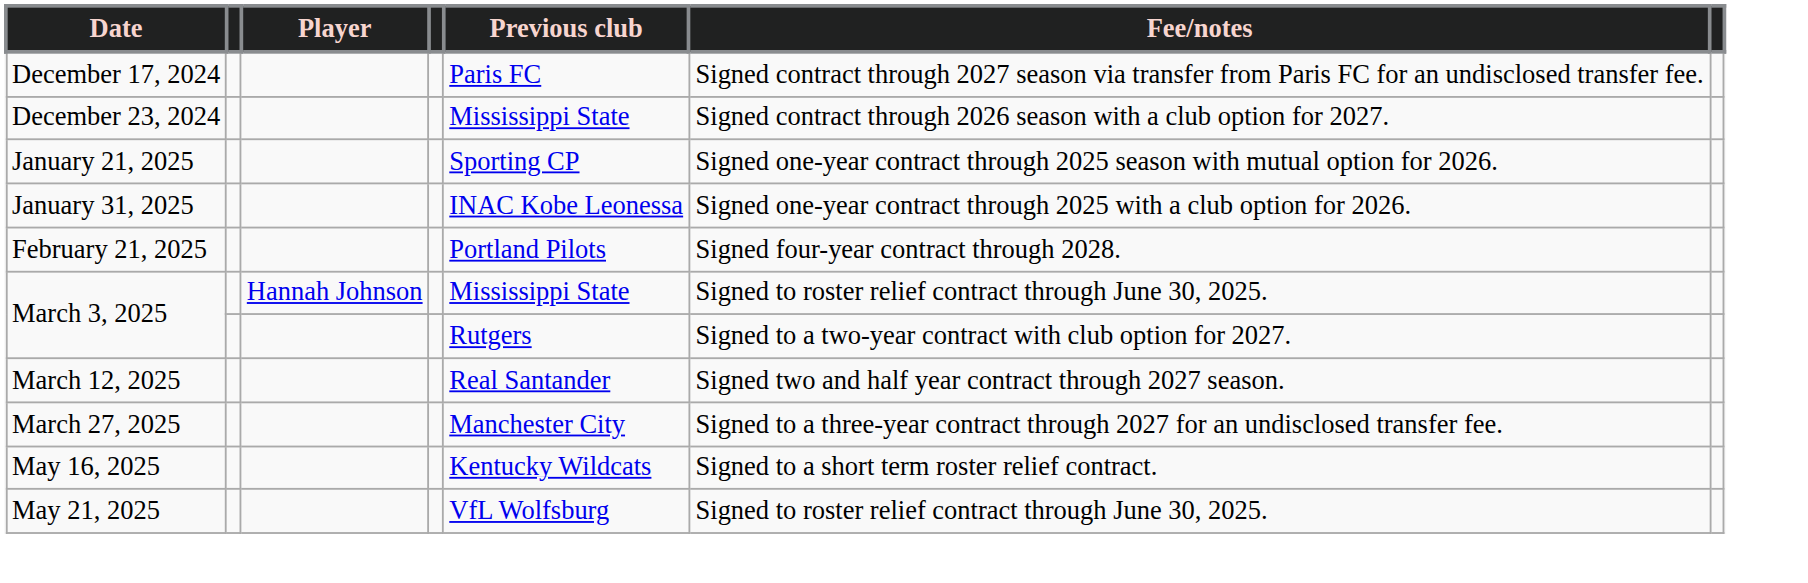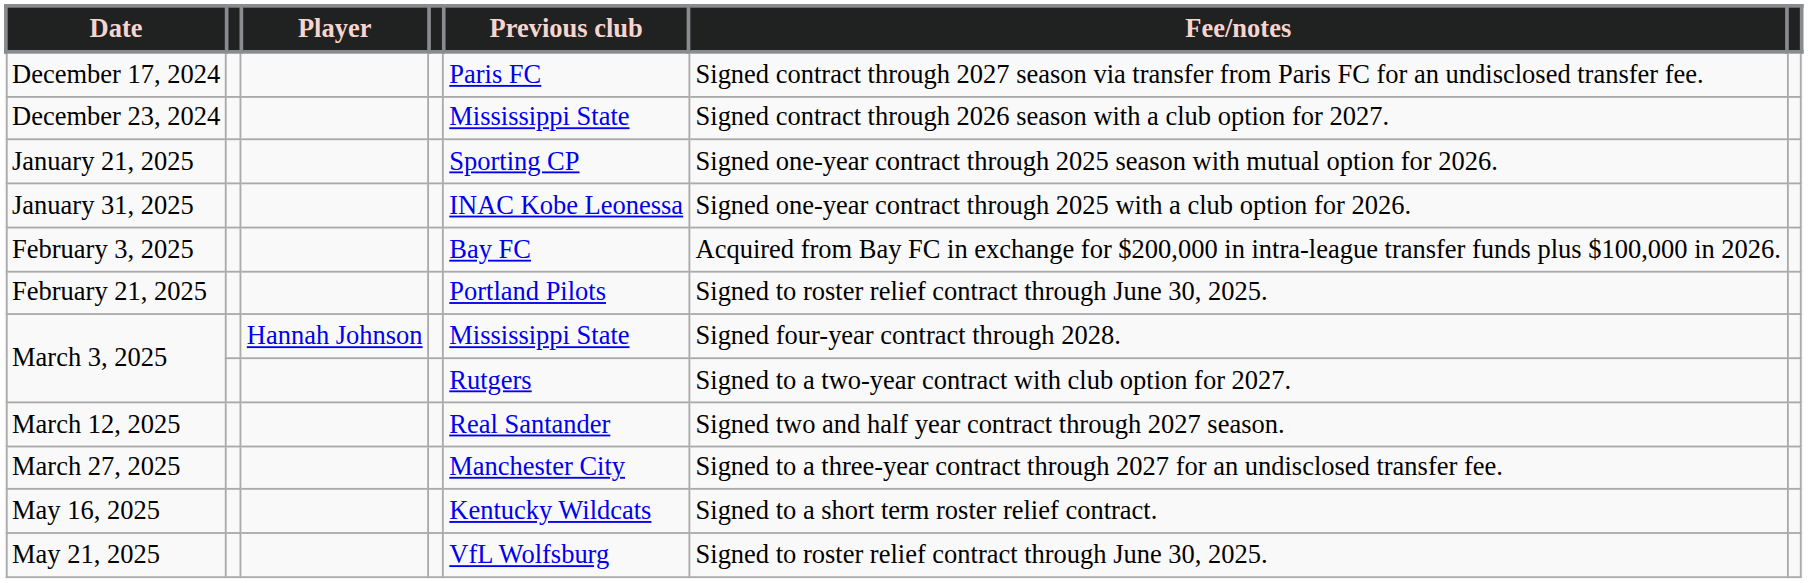+ row: (103, 248)
(908, 248) Signed four-year contract through 2028. -> (982, 292) Signed to roster relief contract through June 30, 2025.
(982, 292) Signed to roster relief contract through June 30, 2025. -> (908, 336) Signed four-year contract through 2028.
